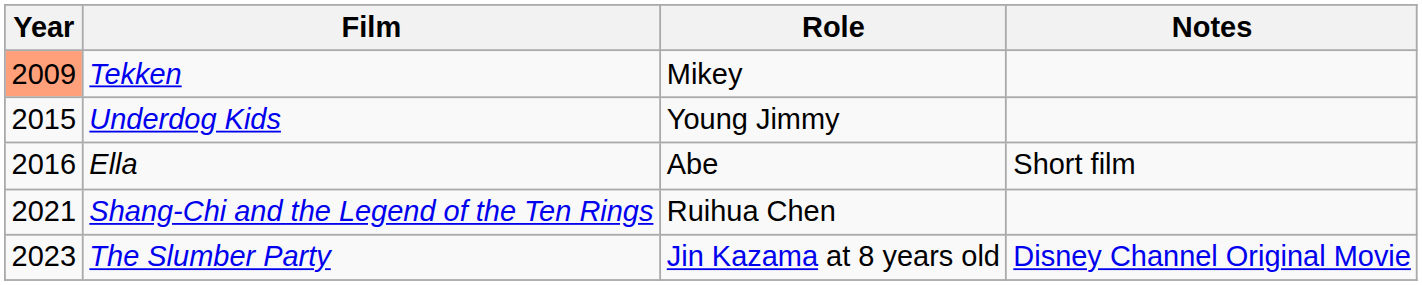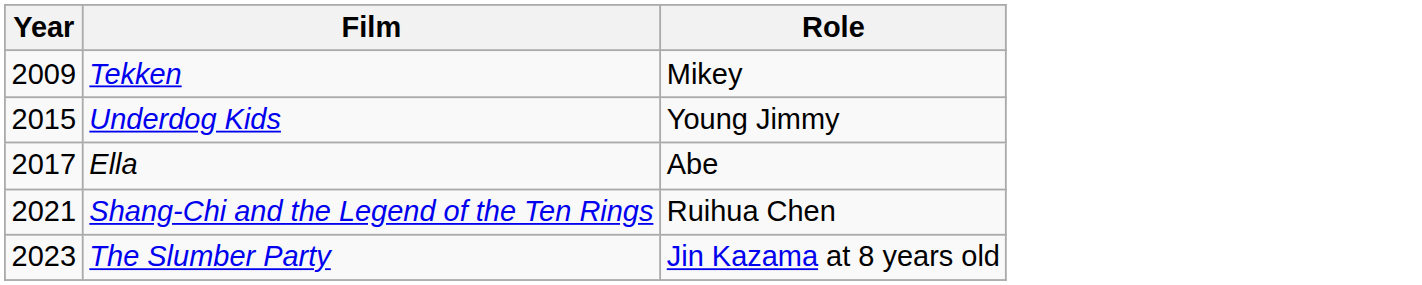- column: (1212, 27)
(44, 73) lightsalmon background -> (44, 73) no background
(44, 165) 2016 -> (44, 165) 2017
